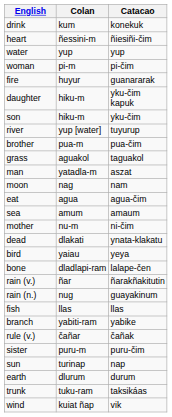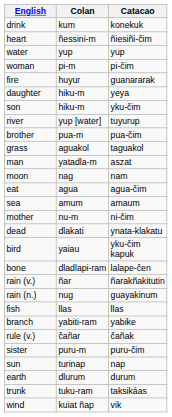(126, 98) yku-čim kapuk -> (120, 93) yeya
(120, 254) yeya -> (126, 249) yku-čim kapuk
